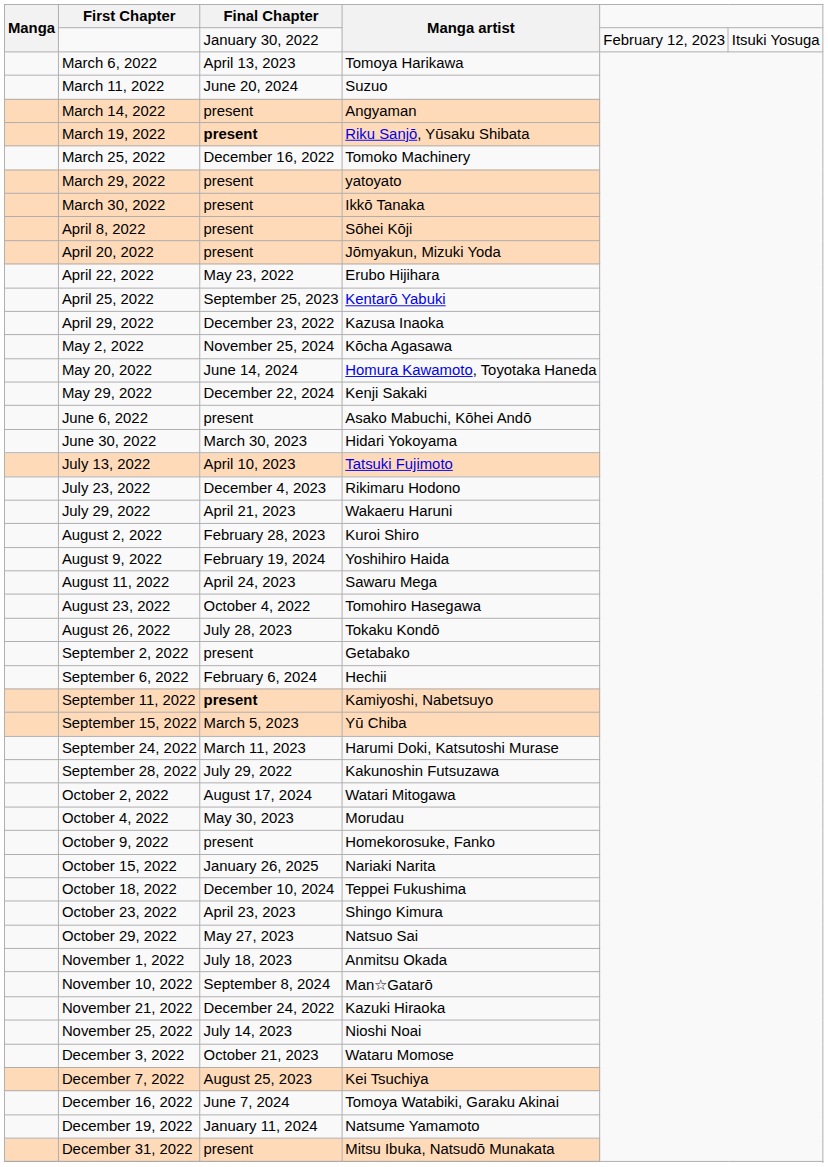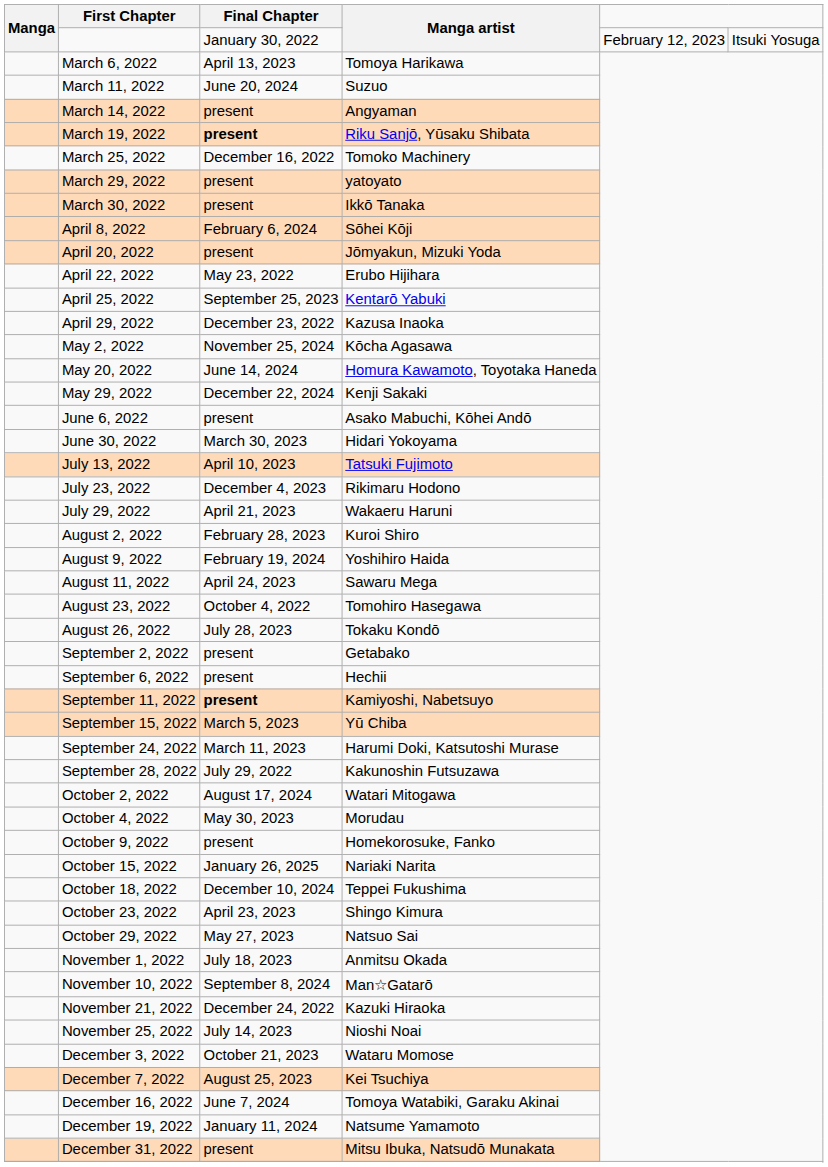(228, 228) present -> (260, 228) February 6, 2024
(260, 677) February 6, 2024 -> (228, 677) present
